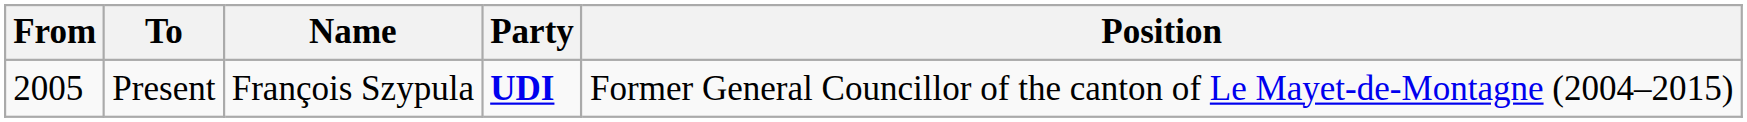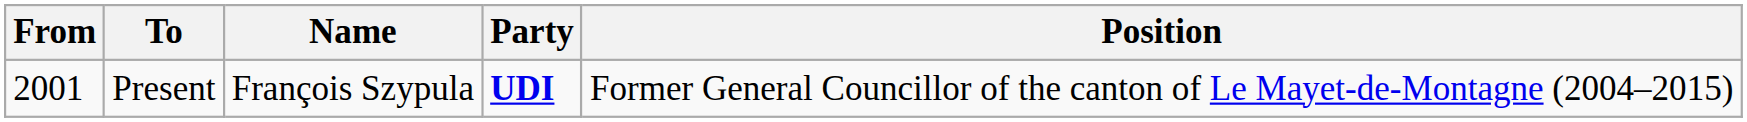(48, 87) 2005 -> (48, 87) 2001
